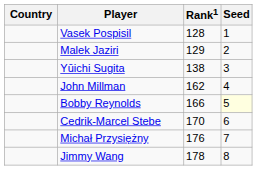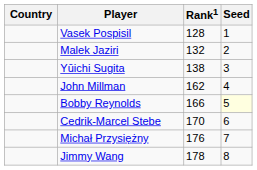(195, 51) 129 -> (195, 51) 132
